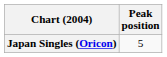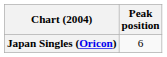(141, 43) 5 -> (141, 43) 6
